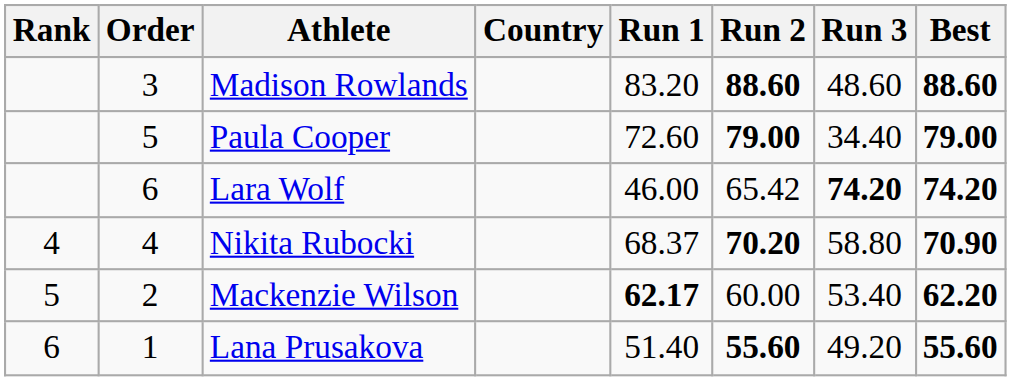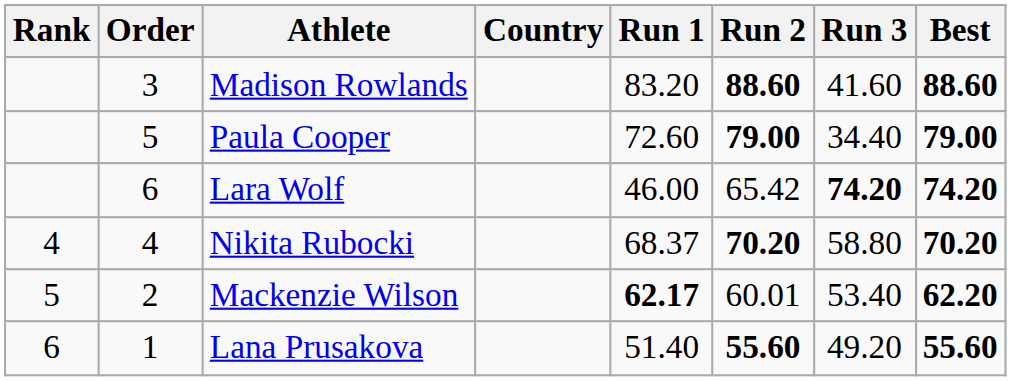(864, 83) 48.60 -> (864, 83) 41.60
(960, 242) 70.90 -> (960, 242) 70.20
(763, 294) 60.00 -> (763, 294) 60.01
